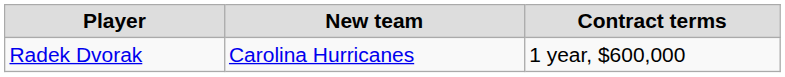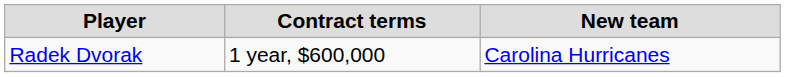columns swapped: (374, 21) <-> (652, 21)
